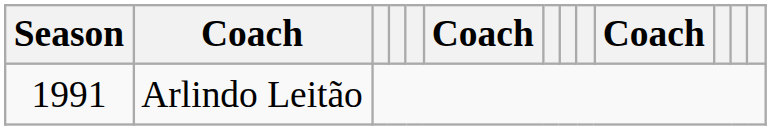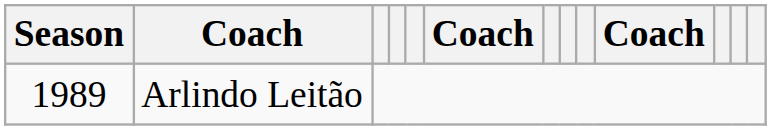(69, 93) 1991 -> (69, 93) 1989
